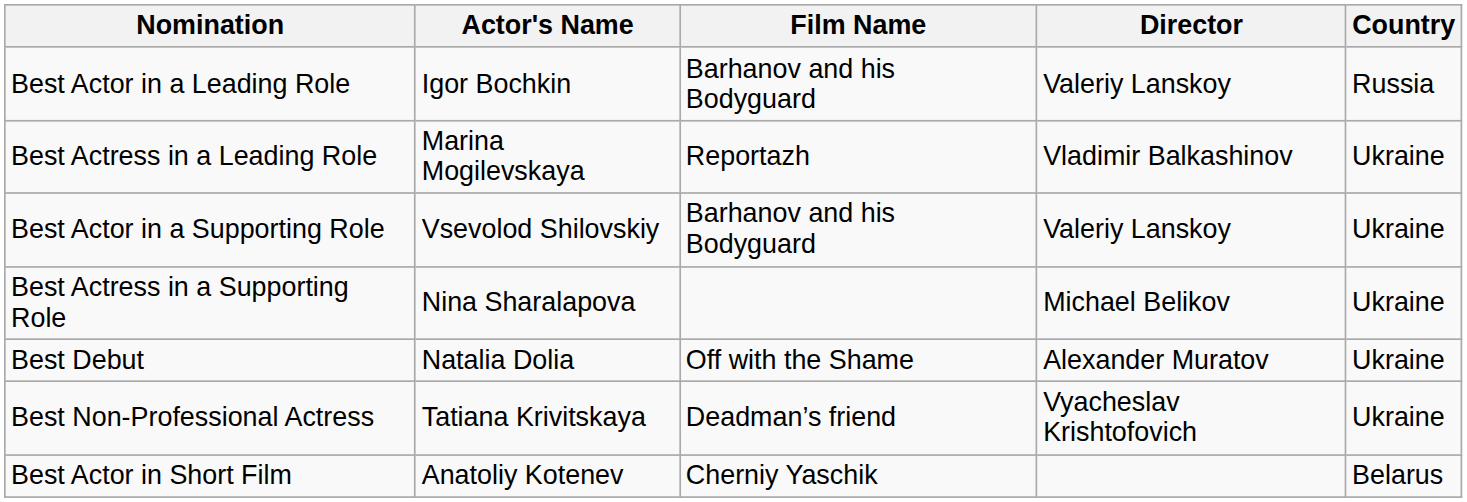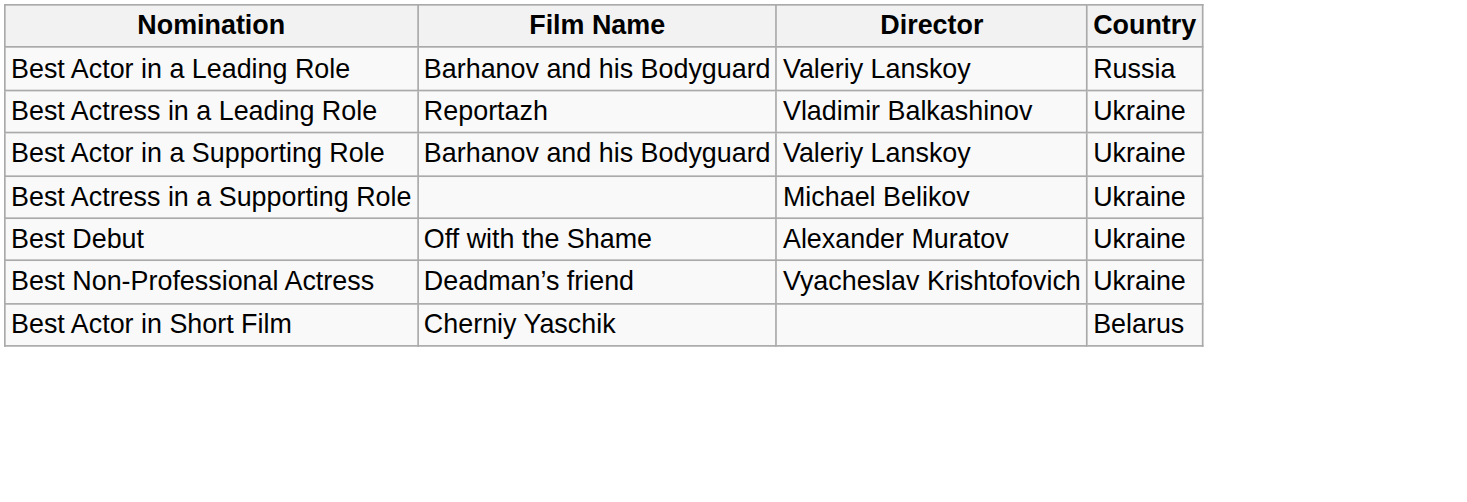- column: (548, 25)
